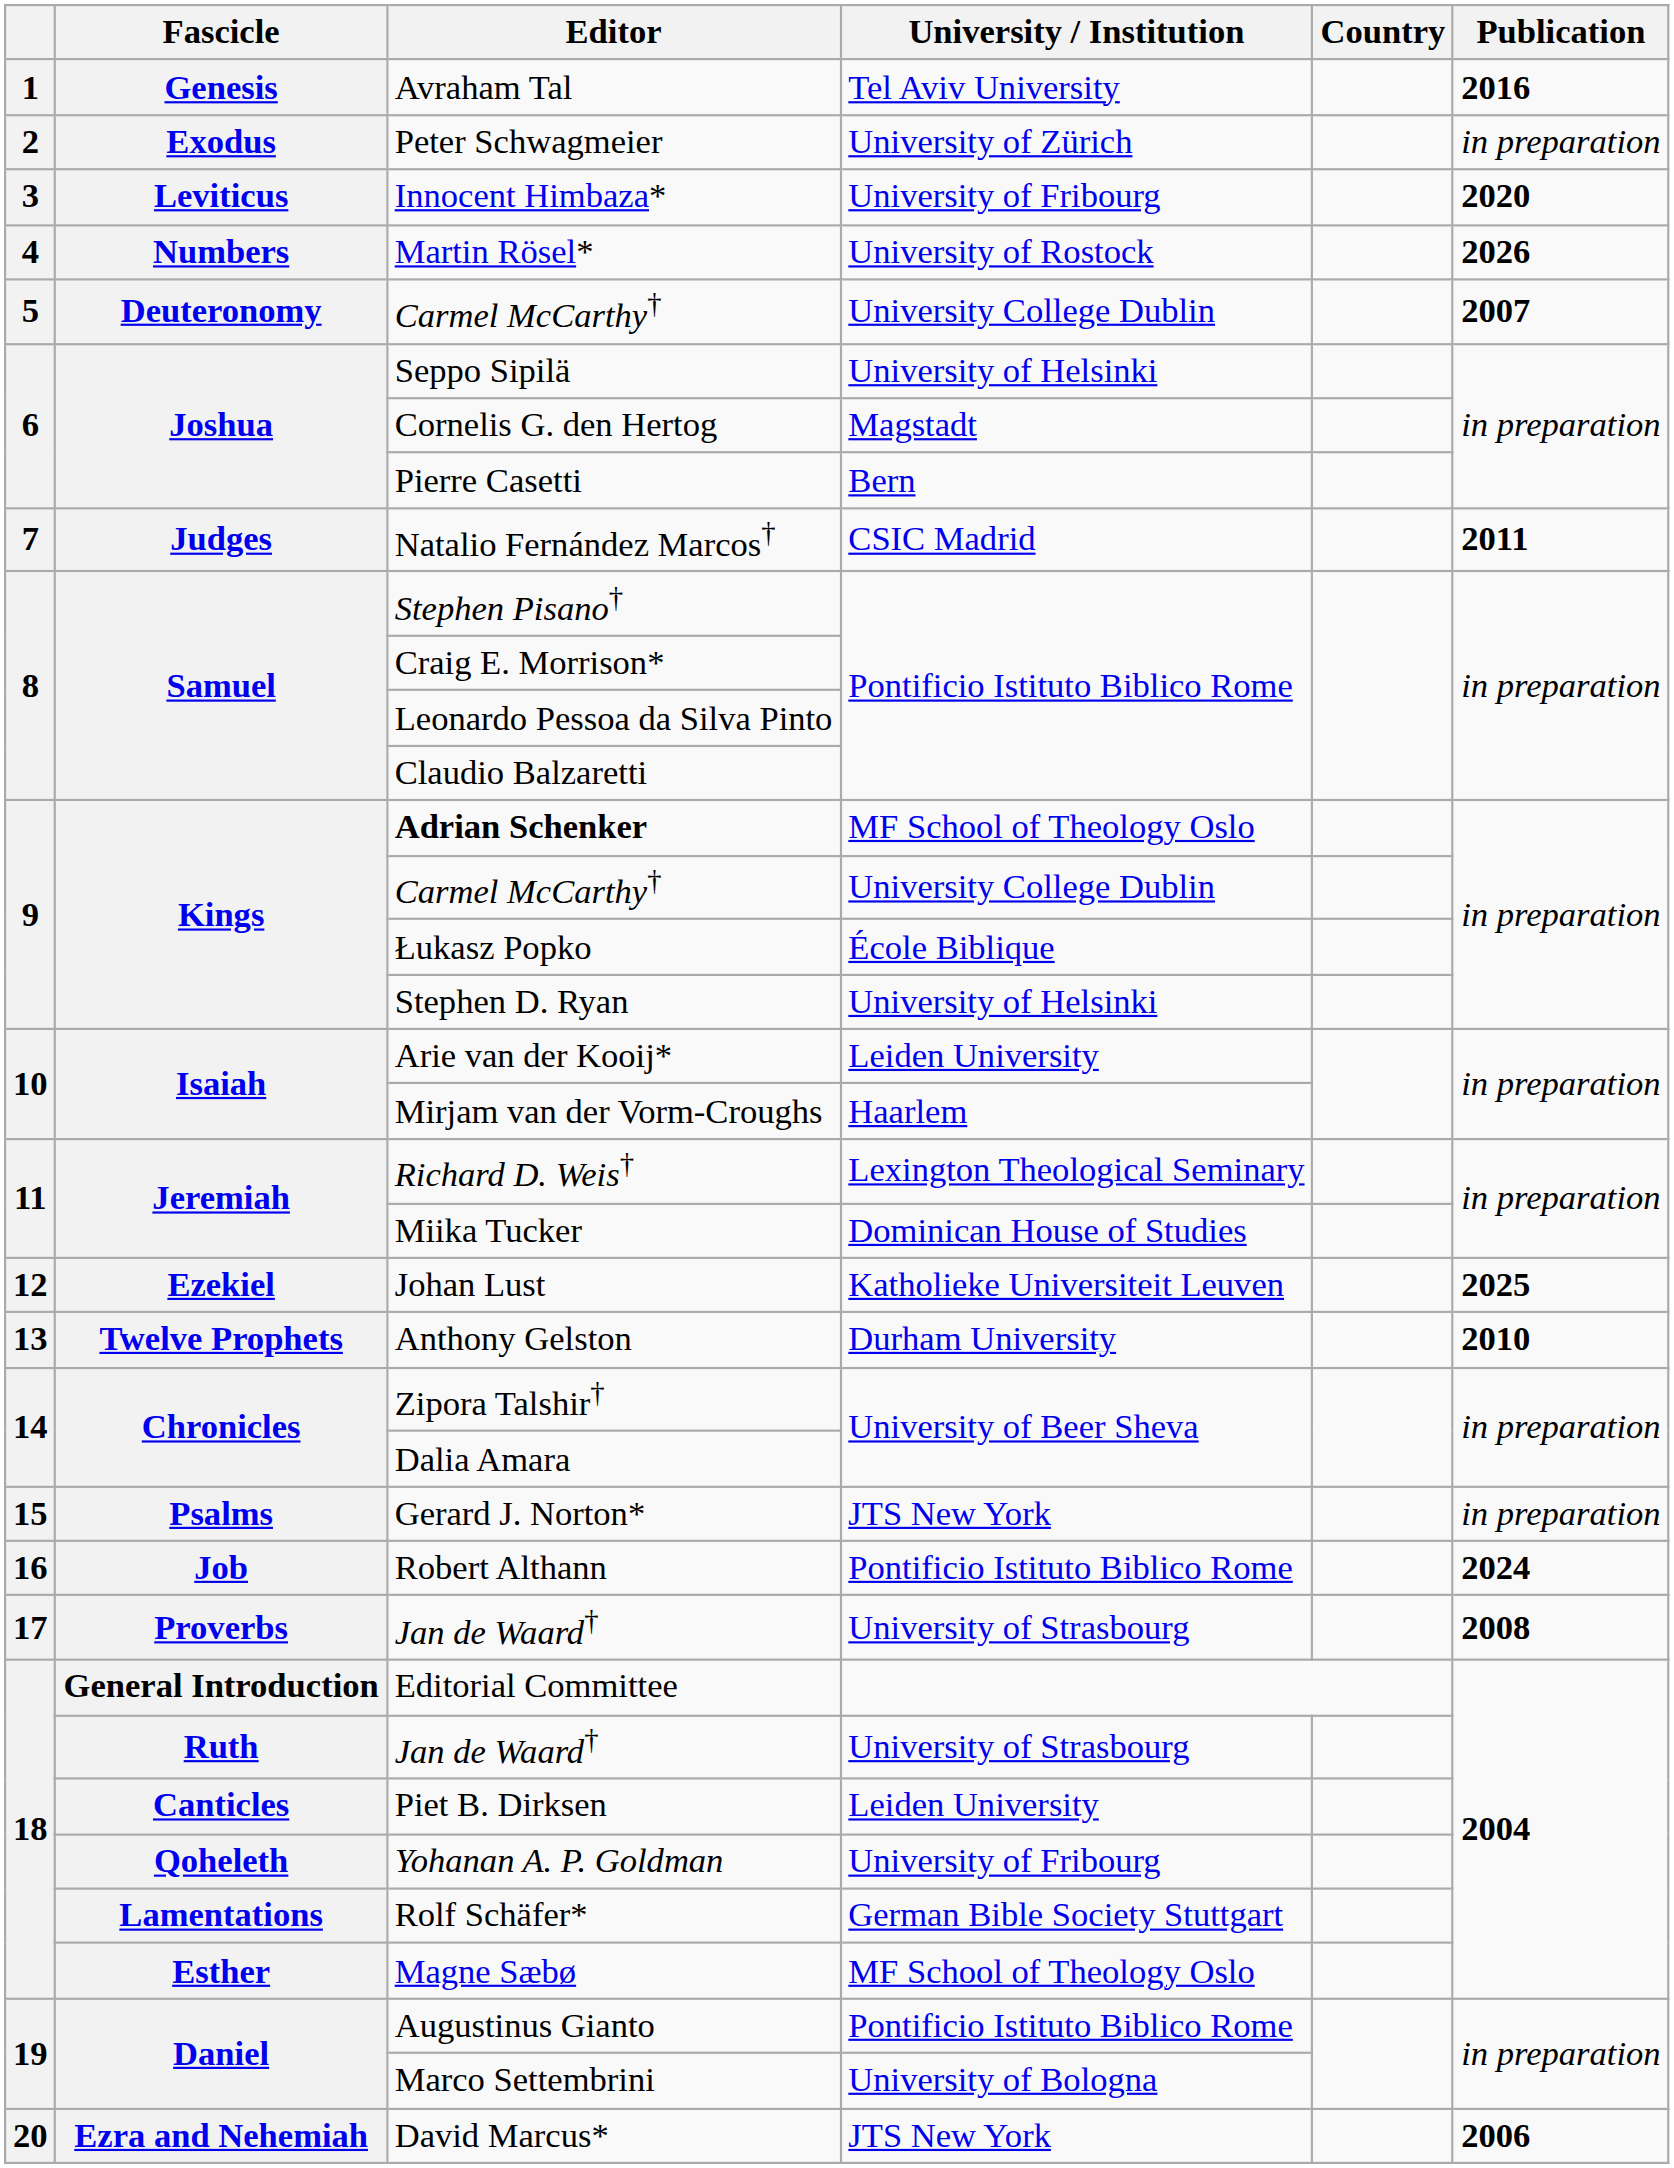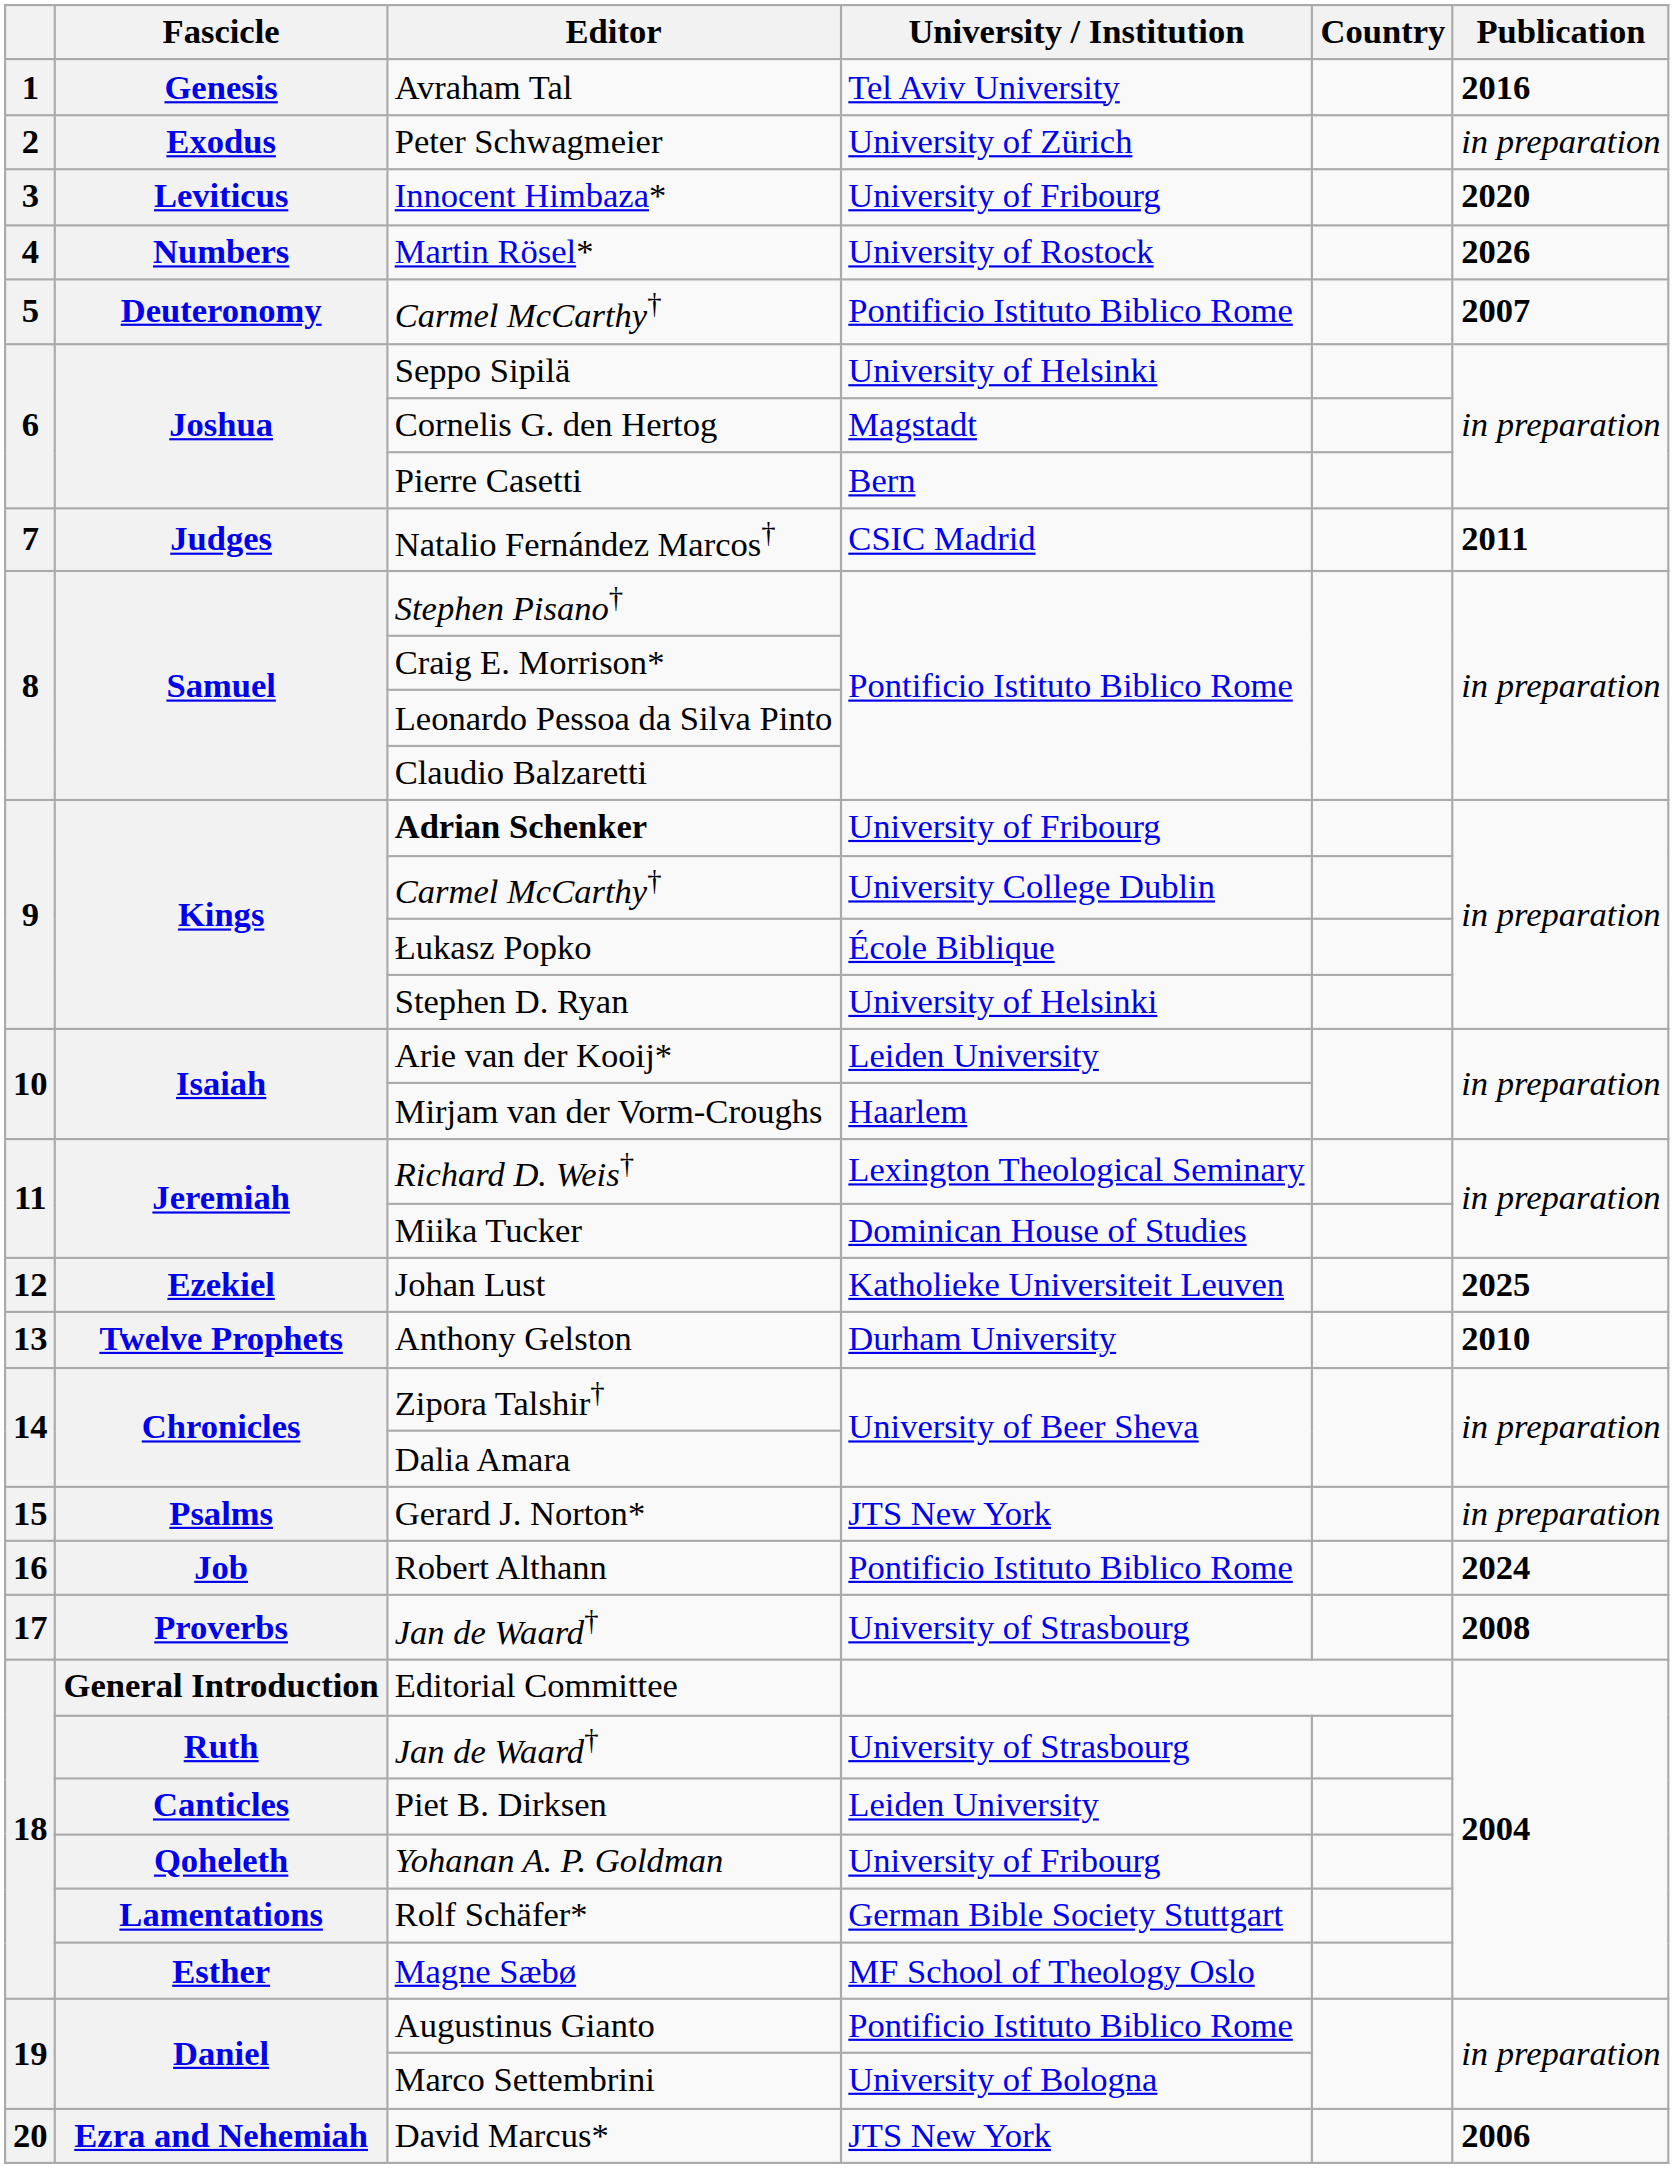(1032, 310) University College Dublin -> (1071, 310) Pontificio Istituto Biblico Rome
(1052, 827) MF School of Theology Oslo -> (1004, 827) University of Fribourg
